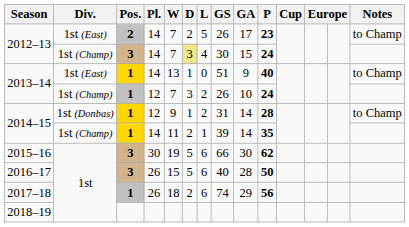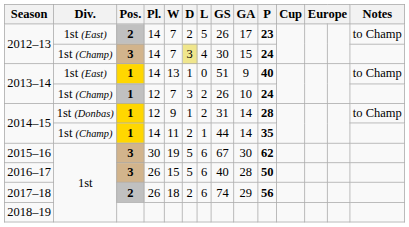(222, 133) 39 -> (222, 133) 44
(222, 152) 66 -> (222, 152) 67
(130, 192) 1 -> (130, 192) 2
